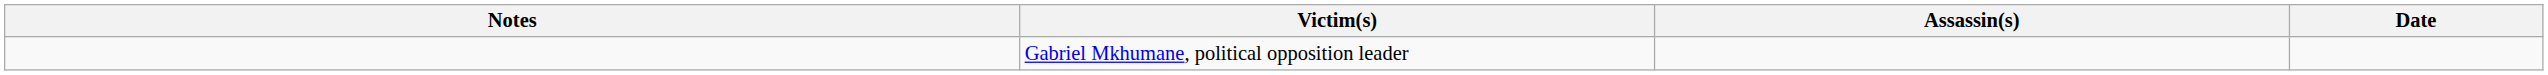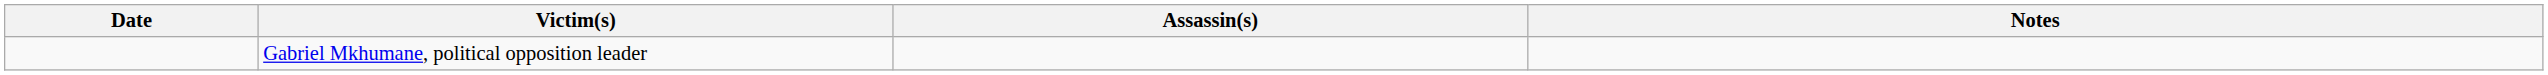columns swapped: (2416, 20) <-> (512, 20)
